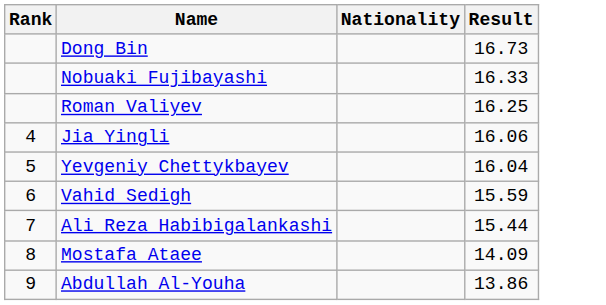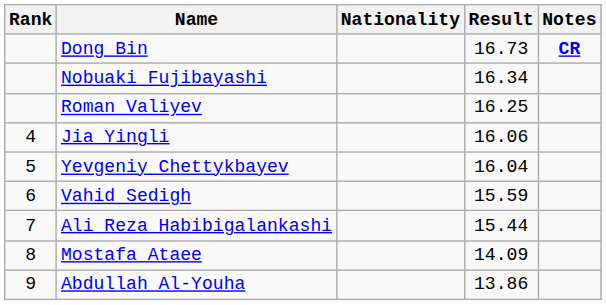+ column: (569, 19)
(501, 78) 16.33 -> (501, 78) 16.34
